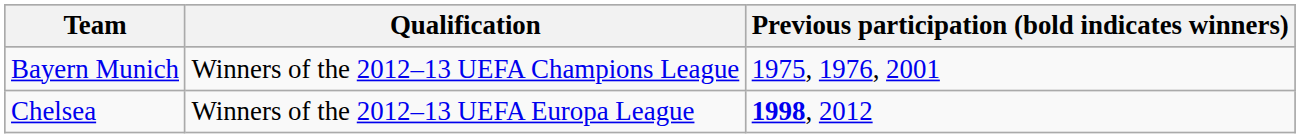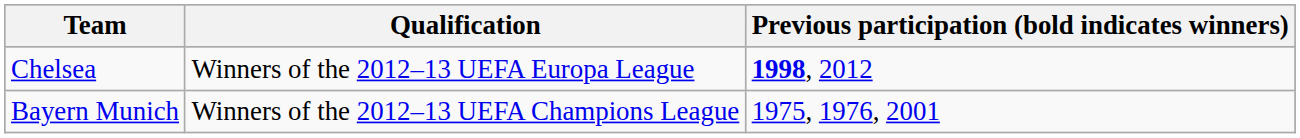rows swapped: (95, 68) <-> (54, 111)
